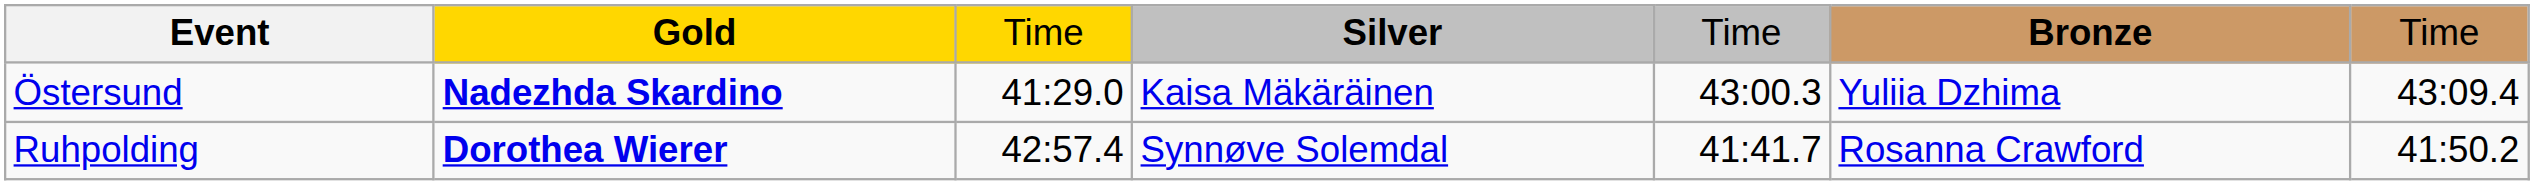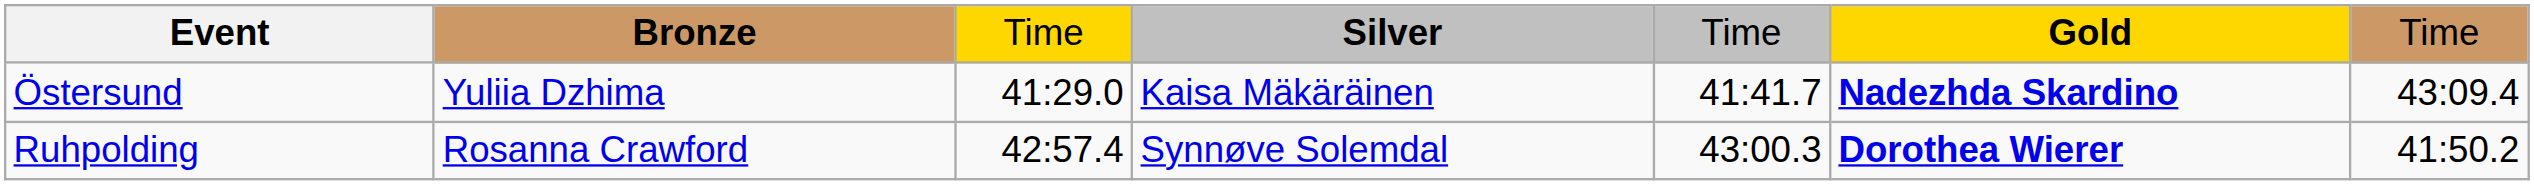columns swapped: (695, 33) <-> (2090, 33)
(1760, 91) 43:00.3 -> (1760, 91) 41:41.7
(1760, 149) 41:41.7 -> (1760, 149) 43:00.3
